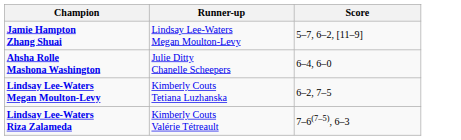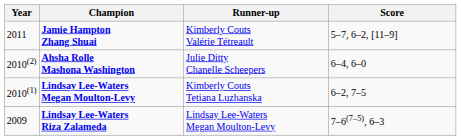+ column: (22, 13)
(196, 35) Lindsay Lee-Waters Megan Moulton-Levy -> (220, 35) Kimberly Couts Valérie Tétreault
(185, 121) Kimberly Couts Valérie Tétreault -> (231, 121) Lindsay Lee-Waters Megan Moulton-Levy
